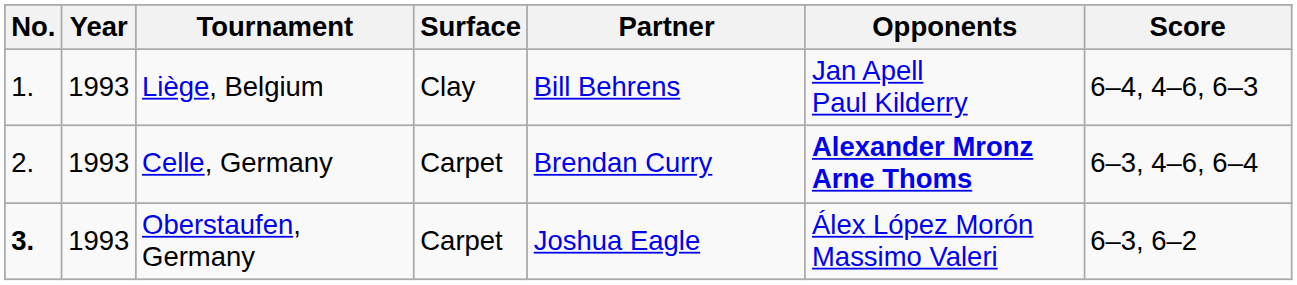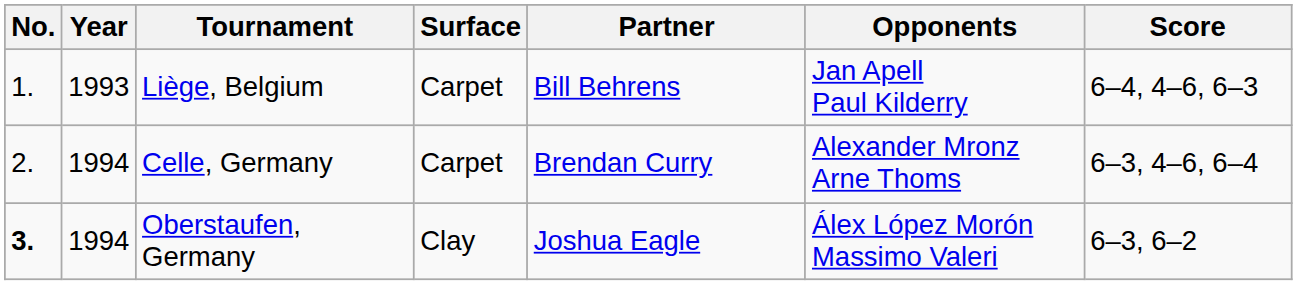(448, 86) Clay -> (462, 86) Carpet
(99, 163) 1993 -> (99, 163) 1994
(923, 163) bold -> (916, 163) normal
(99, 239) 1993 -> (99, 239) 1994
(462, 239) Carpet -> (448, 239) Clay
